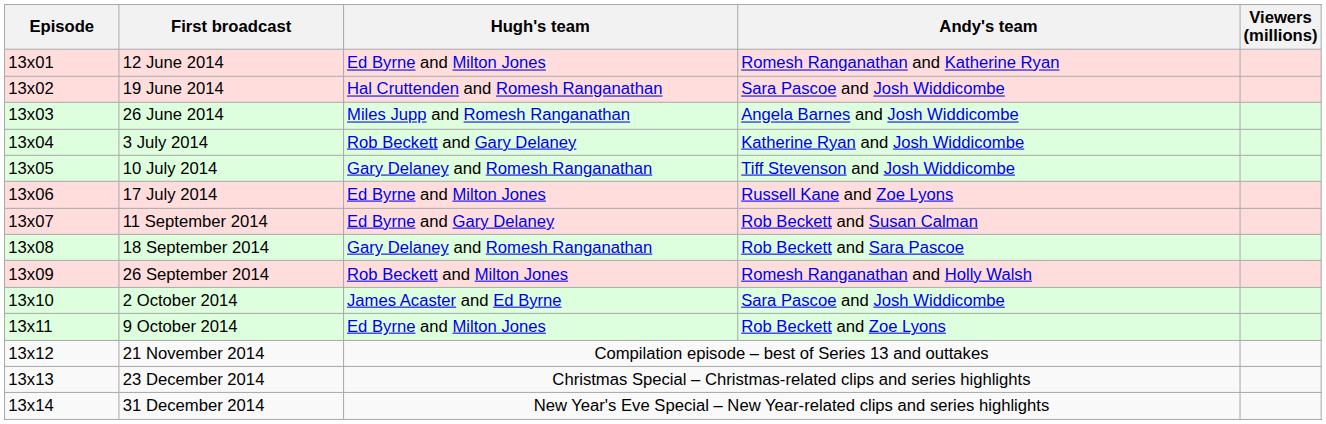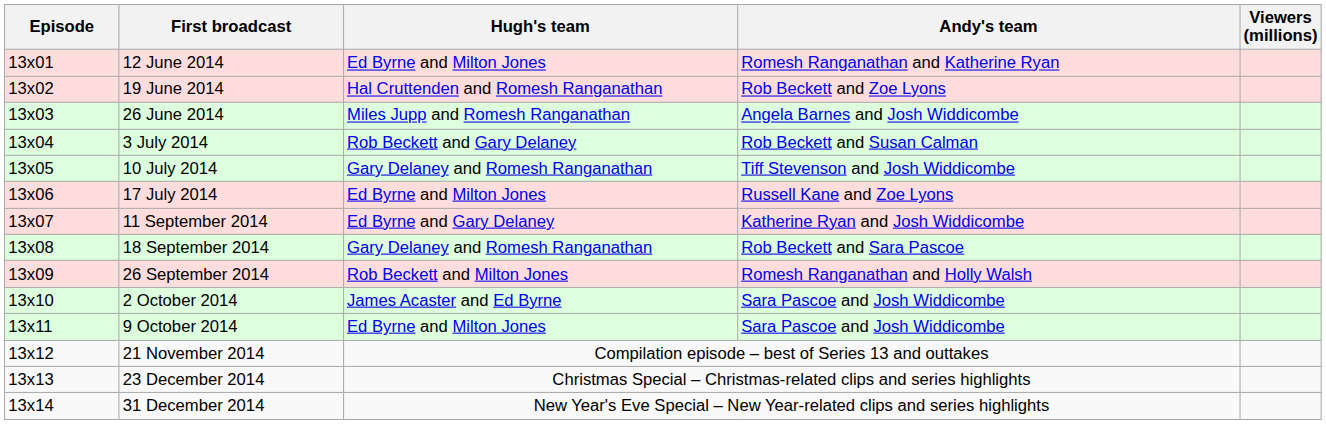(873, 89) Sara Pascoe and Josh Widdicombe -> (844, 89) Rob Beckett and Zoe Lyons
(883, 141) Katherine Ryan and Josh Widdicombe -> (860, 141) Rob Beckett and Susan Calman
(860, 221) Rob Beckett and Susan Calman -> (883, 221) Katherine Ryan and Josh Widdicombe
(844, 326) Rob Beckett and Zoe Lyons -> (873, 326) Sara Pascoe and Josh Widdicombe
